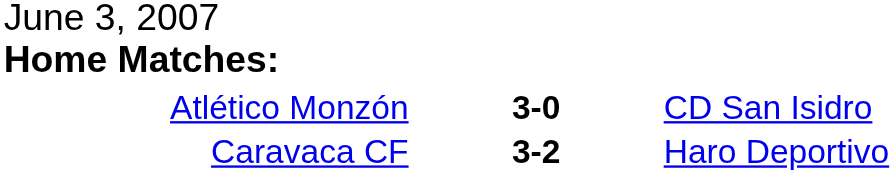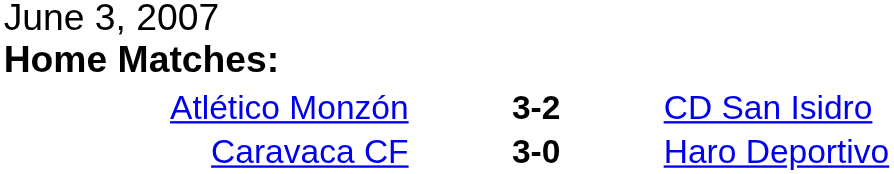(536, 107) 3-0 -> (536, 107) 3-2
(536, 151) 3-2 -> (536, 151) 3-0
